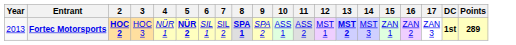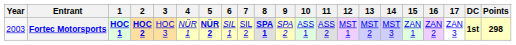+ column: (120, 11)
(16, 28) 2013 -> (16, 28) 2003
(347, 28) bold -> (370, 28) normal
(473, 28) 289 -> (496, 28) 298
